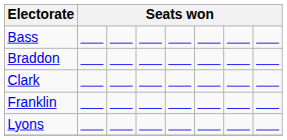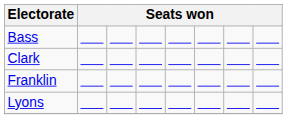- row: (34, 59)
